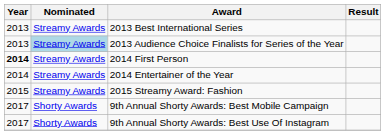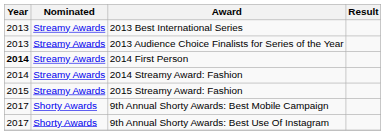(69, 43) lightblue background -> (69, 43) no background
- row: (172, 75)
+ row: (176, 75)
